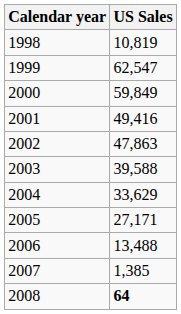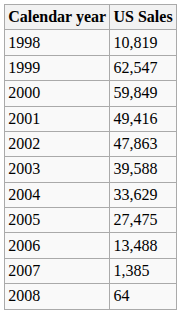(135, 220) 27,171 -> (135, 220) 27,475
(121, 296) bold -> (121, 296) normal
